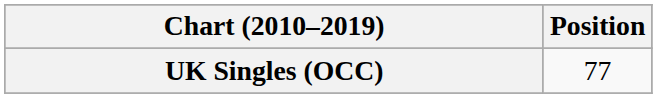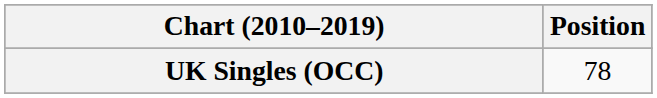(598, 70) 77 -> (598, 70) 78
